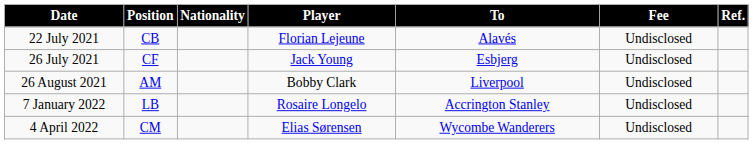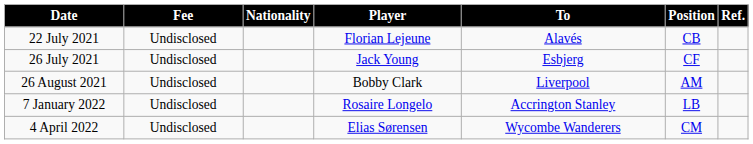columns swapped: (150, 16) <-> (659, 16)
